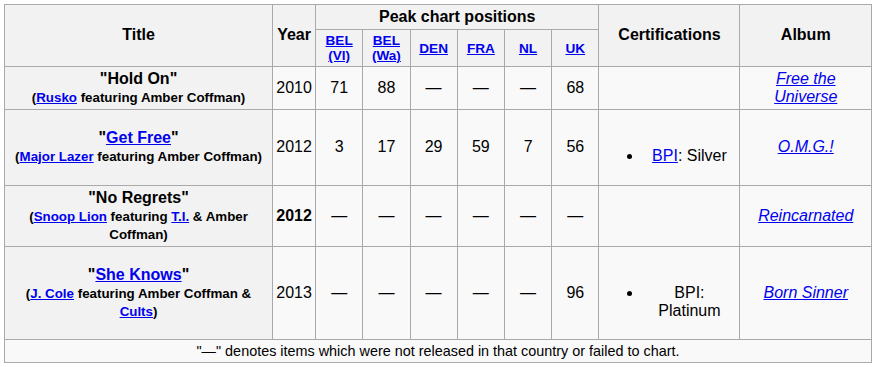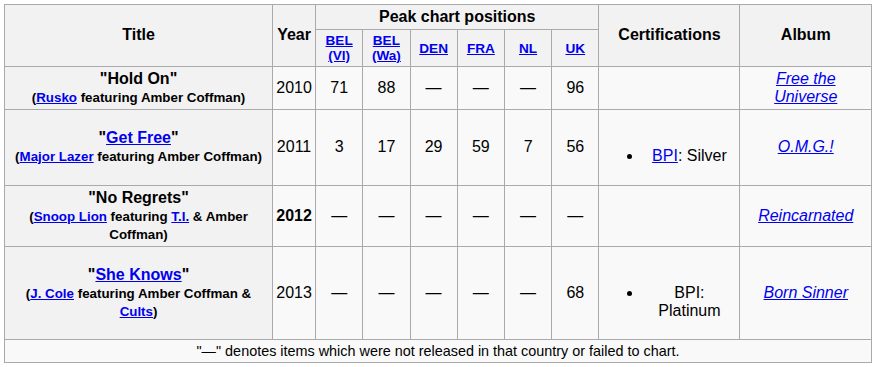(575, 88) 68 -> (575, 88) 96
(294, 147) 2012 -> (294, 147) 2011
(575, 293) 96 -> (575, 293) 68
